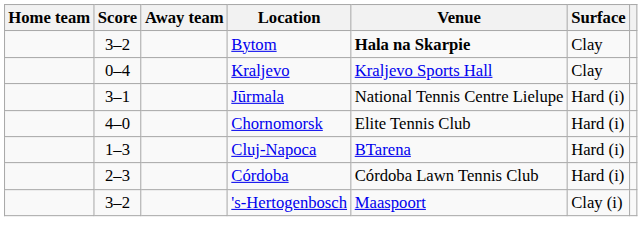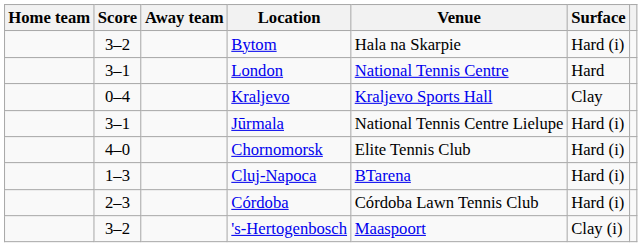(413, 44) bold -> (408, 44) normal
(587, 44) Clay -> (598, 44) Hard (i)
+ row: (257, 70)
